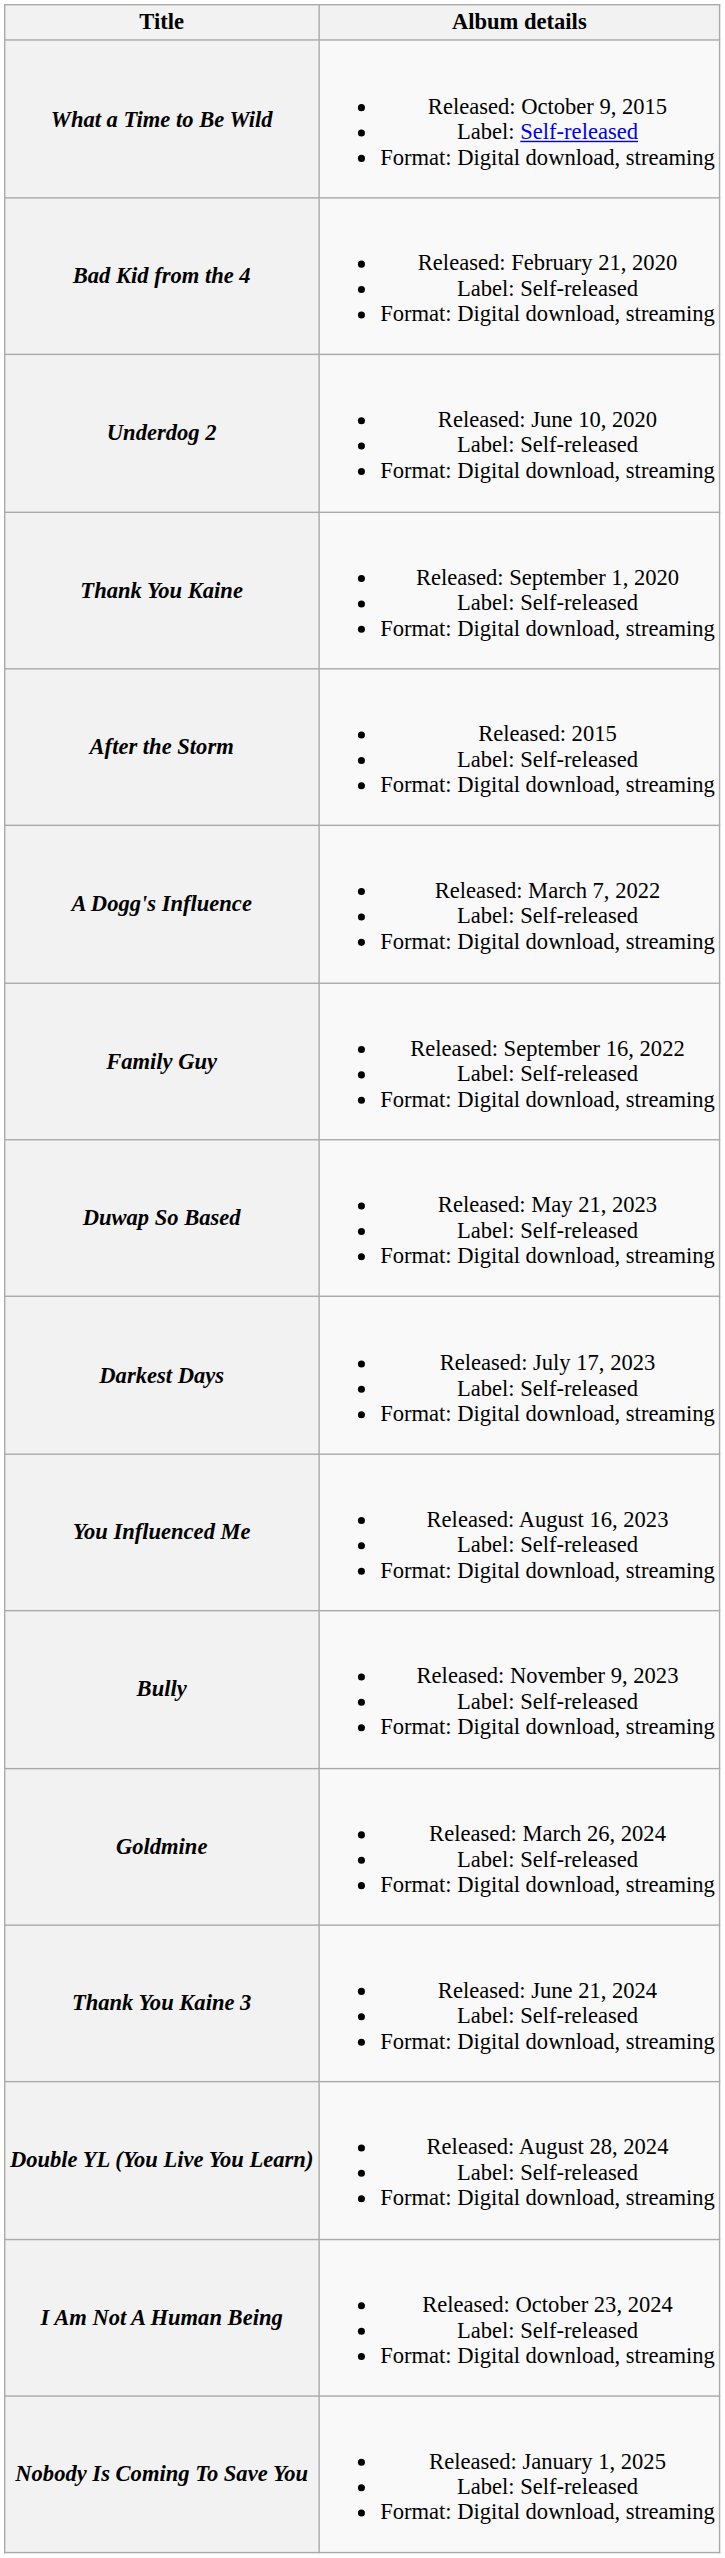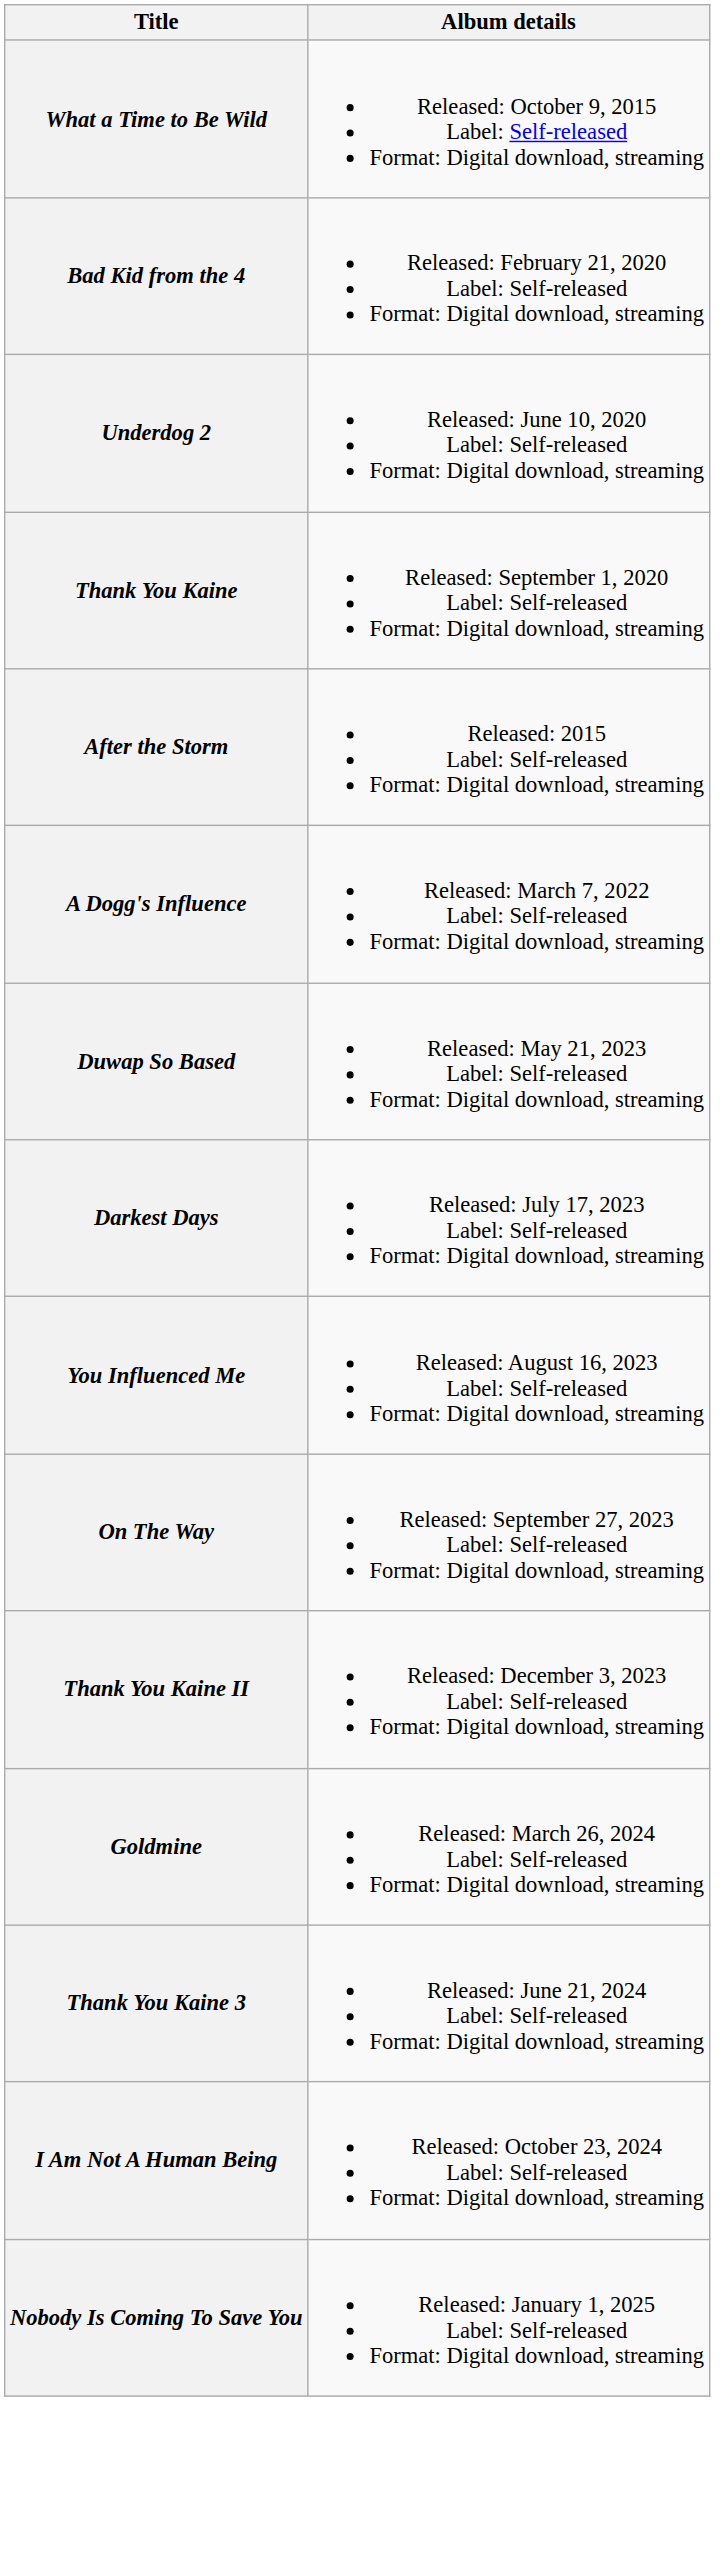- row: (162, 1061)
+ row: (156, 1532)
- row: (162, 1689)
+ row: (156, 1689)
- row: (162, 2160)
